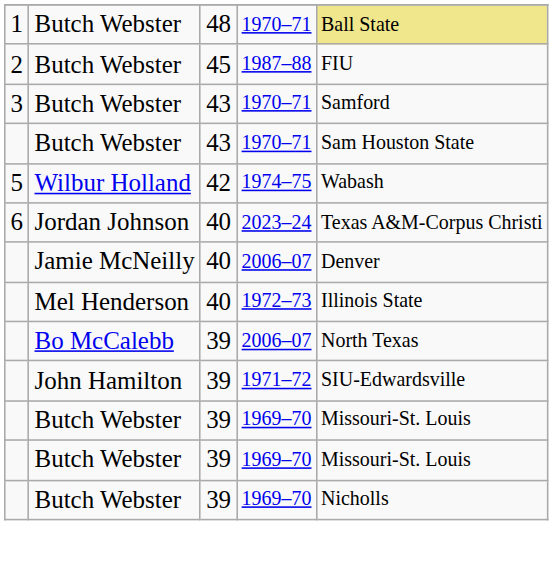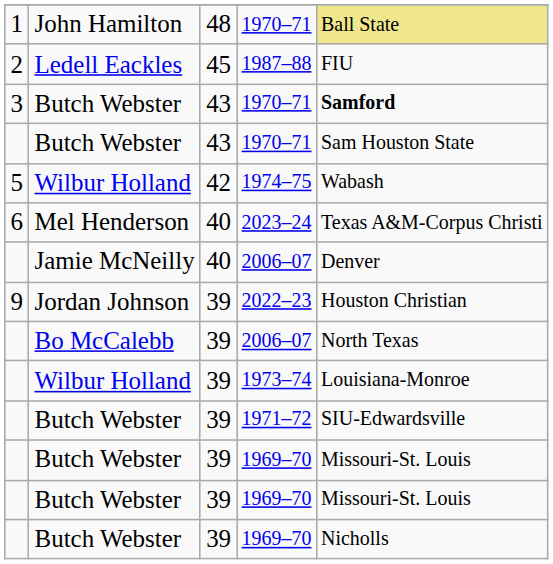(108, 24) Butch Webster -> (108, 24) John Hamilton
(108, 63) Butch Webster -> (108, 63) Ledell Eackles
(355, 103) normal -> (358, 103) bold
(112, 222) Jordan Johnson -> (112, 222) Mel Henderson
- row: (17, 302)
+ row: (17, 301)
+ row: (17, 381)
(108, 380) John Hamilton -> (108, 420) Butch Webster
